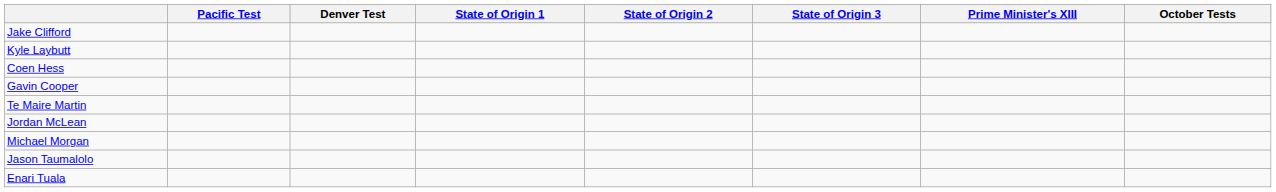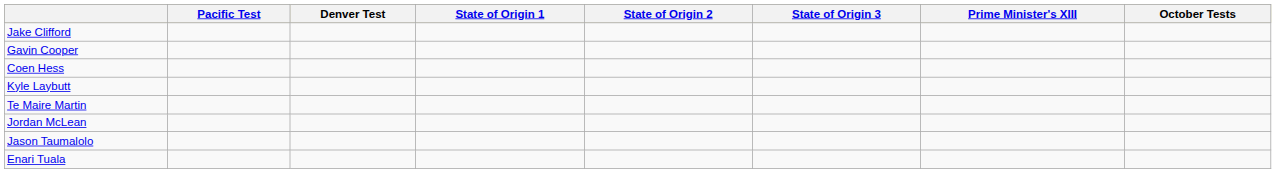rows swapped: (43, 87) <-> (39, 50)
- row: (48, 141)
